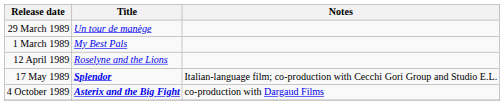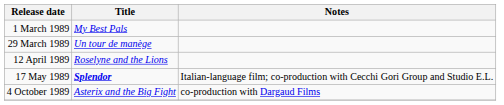rows swapped: (41, 44) <-> (39, 28)
(127, 92) bold -> (125, 92) normal
